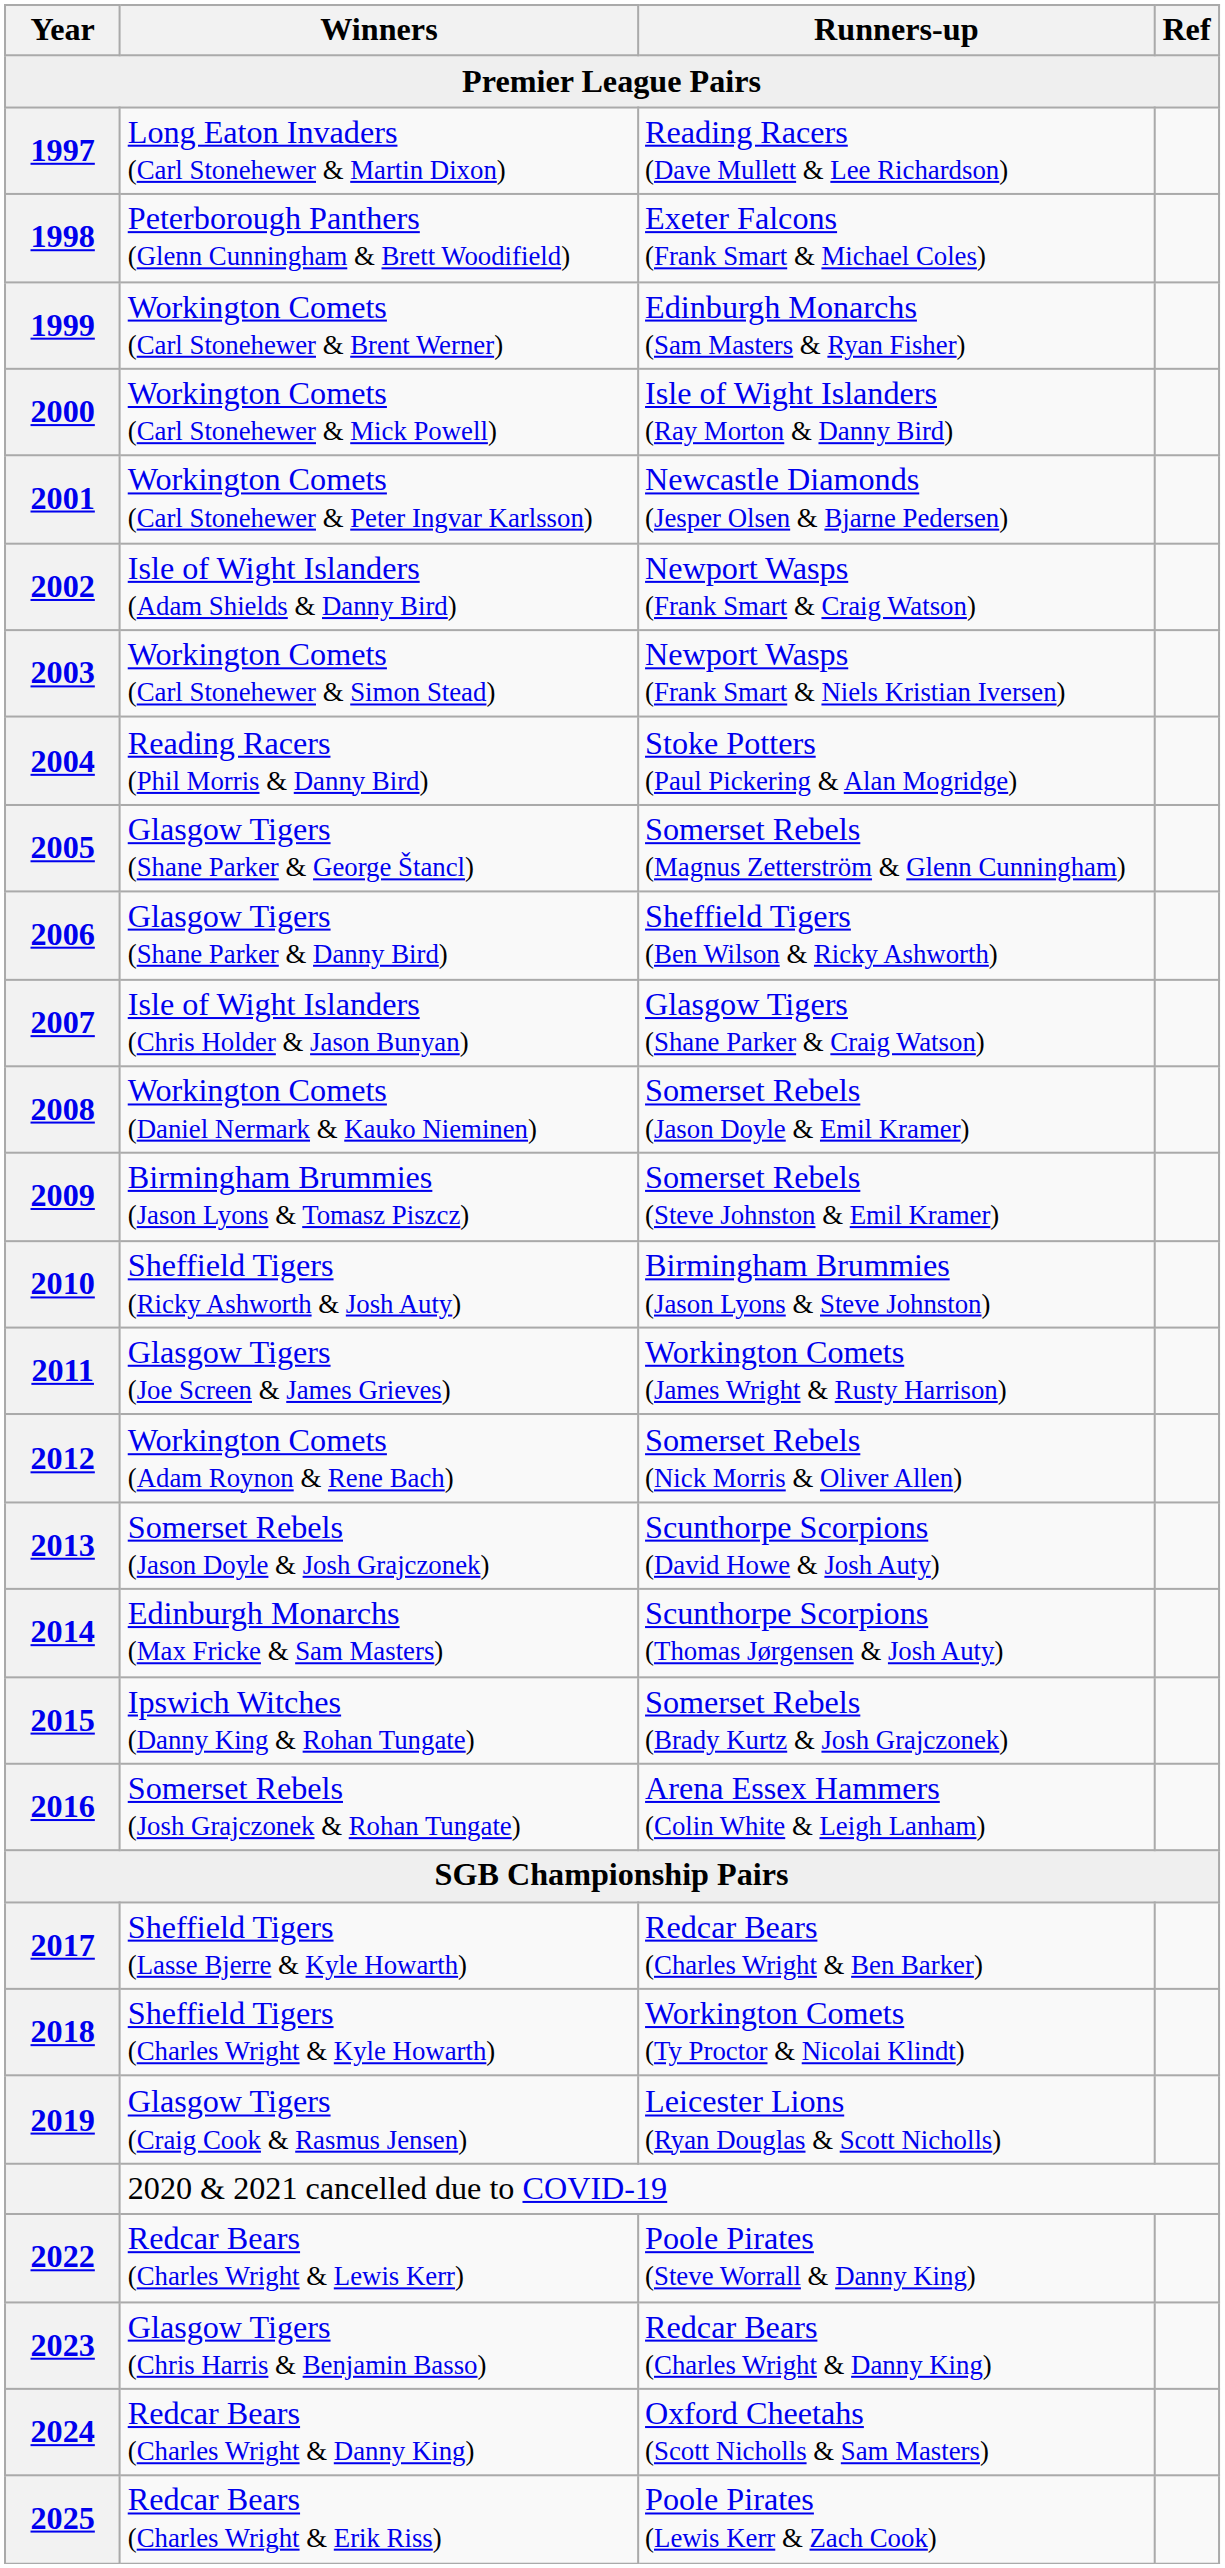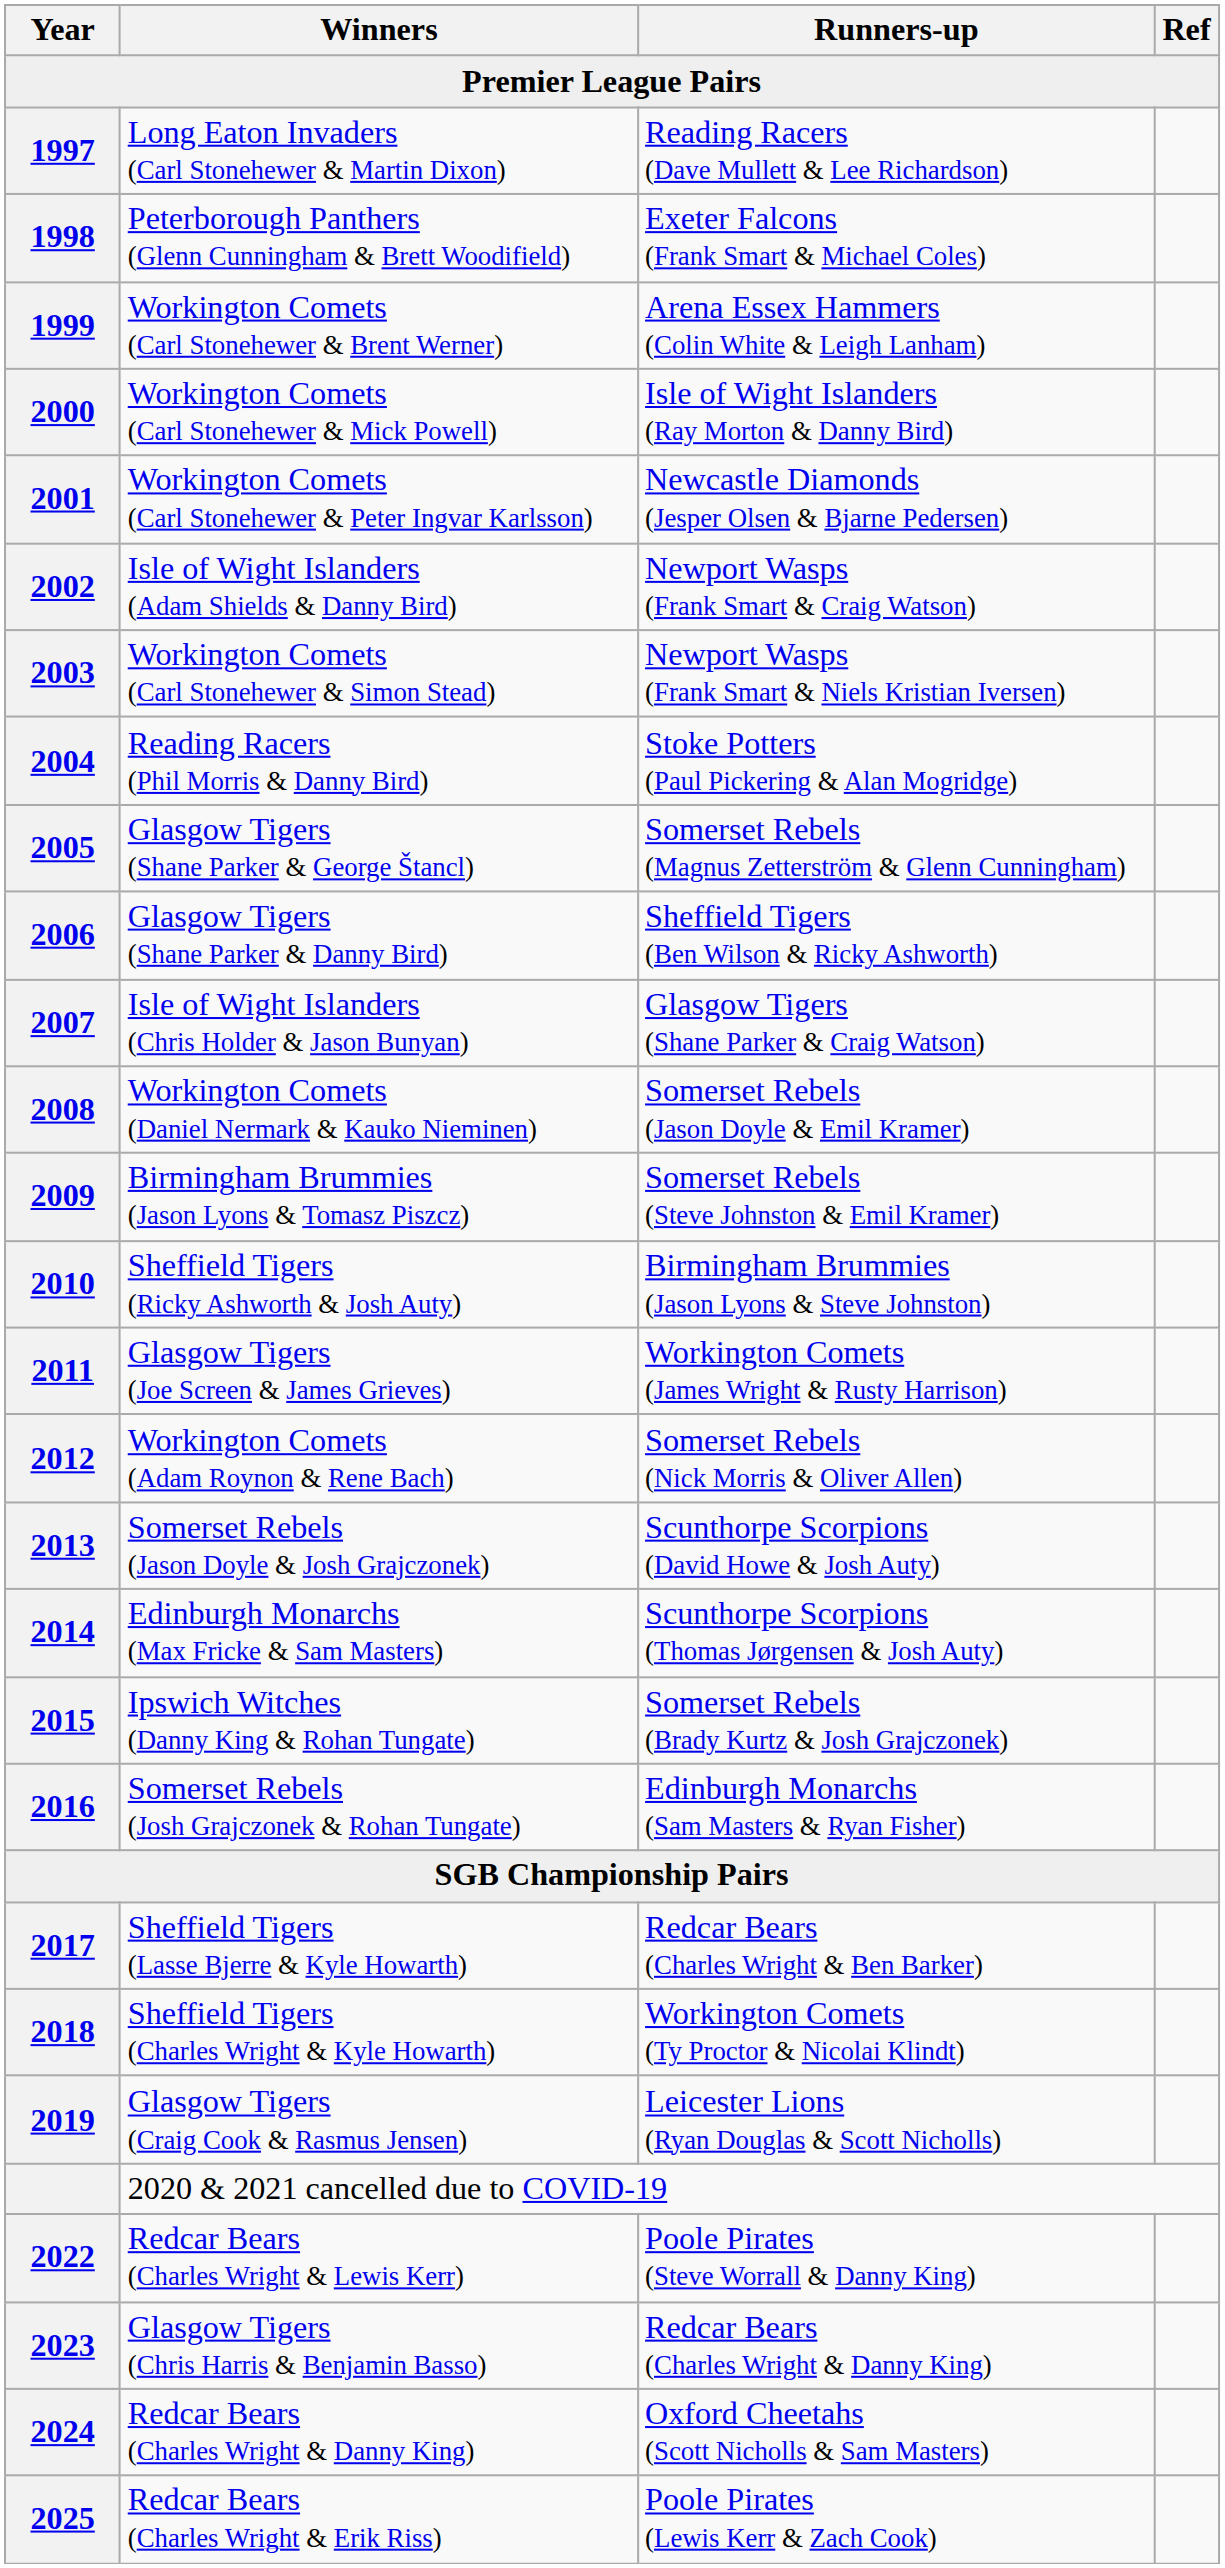(805, 324) Edinburgh Monarchs (Sam Masters & Ryan Fisher) -> (815, 324) Arena Essex Hammers (Colin White & Leigh Lanham)
(815, 1806) Arena Essex Hammers (Colin White & Leigh Lanham) -> (805, 1806) Edinburgh Monarchs (Sam Masters & Ryan Fisher)
